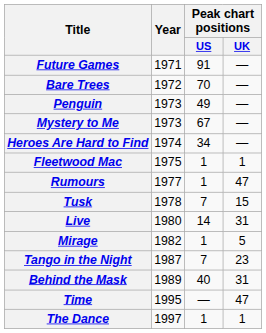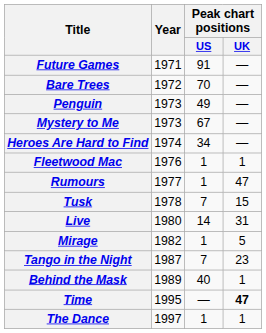(168, 162) 1975 -> (168, 162) 1976
(242, 280) 31 -> (242, 280) 1
(242, 299) normal -> (242, 299) bold
